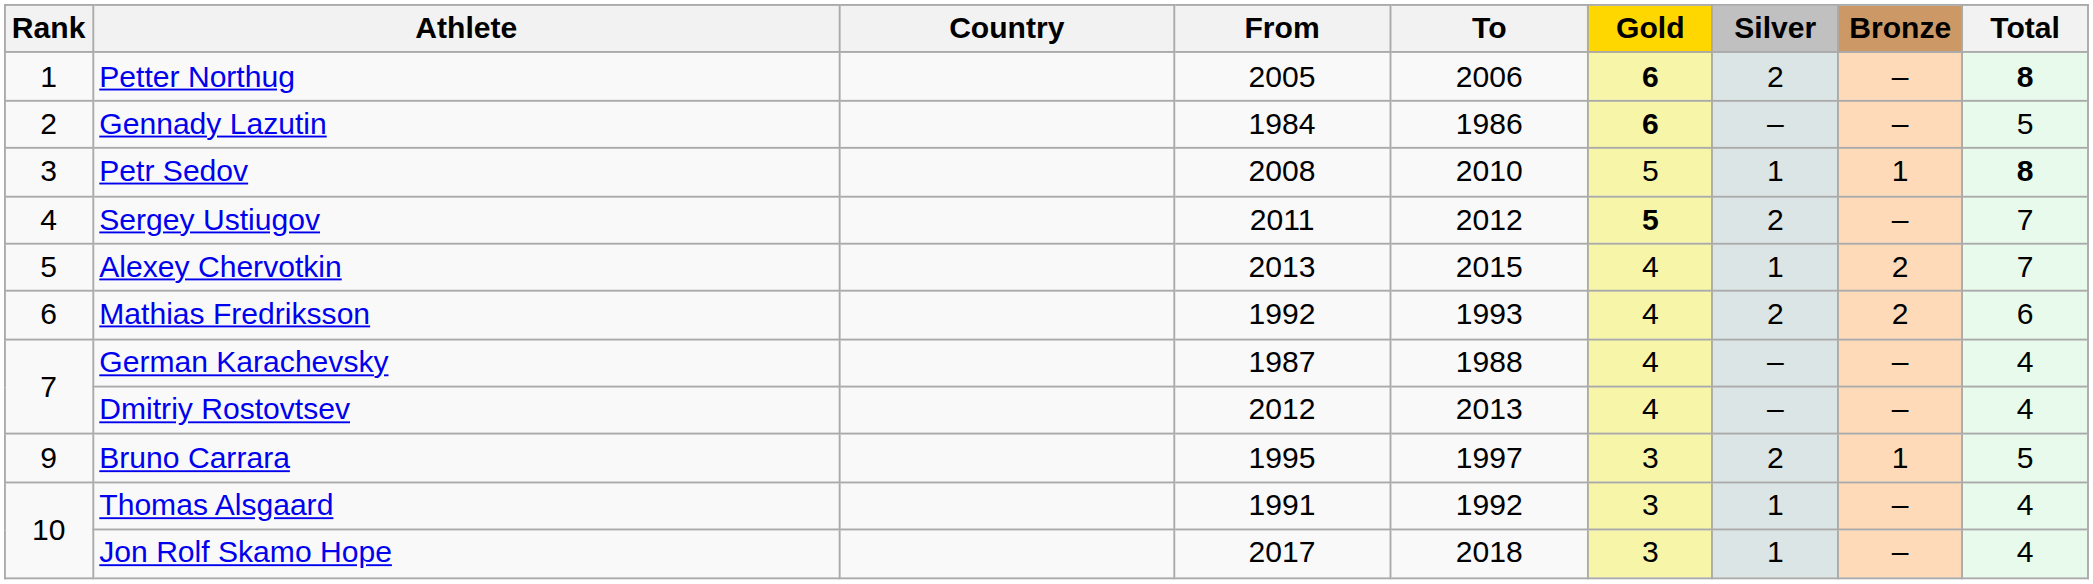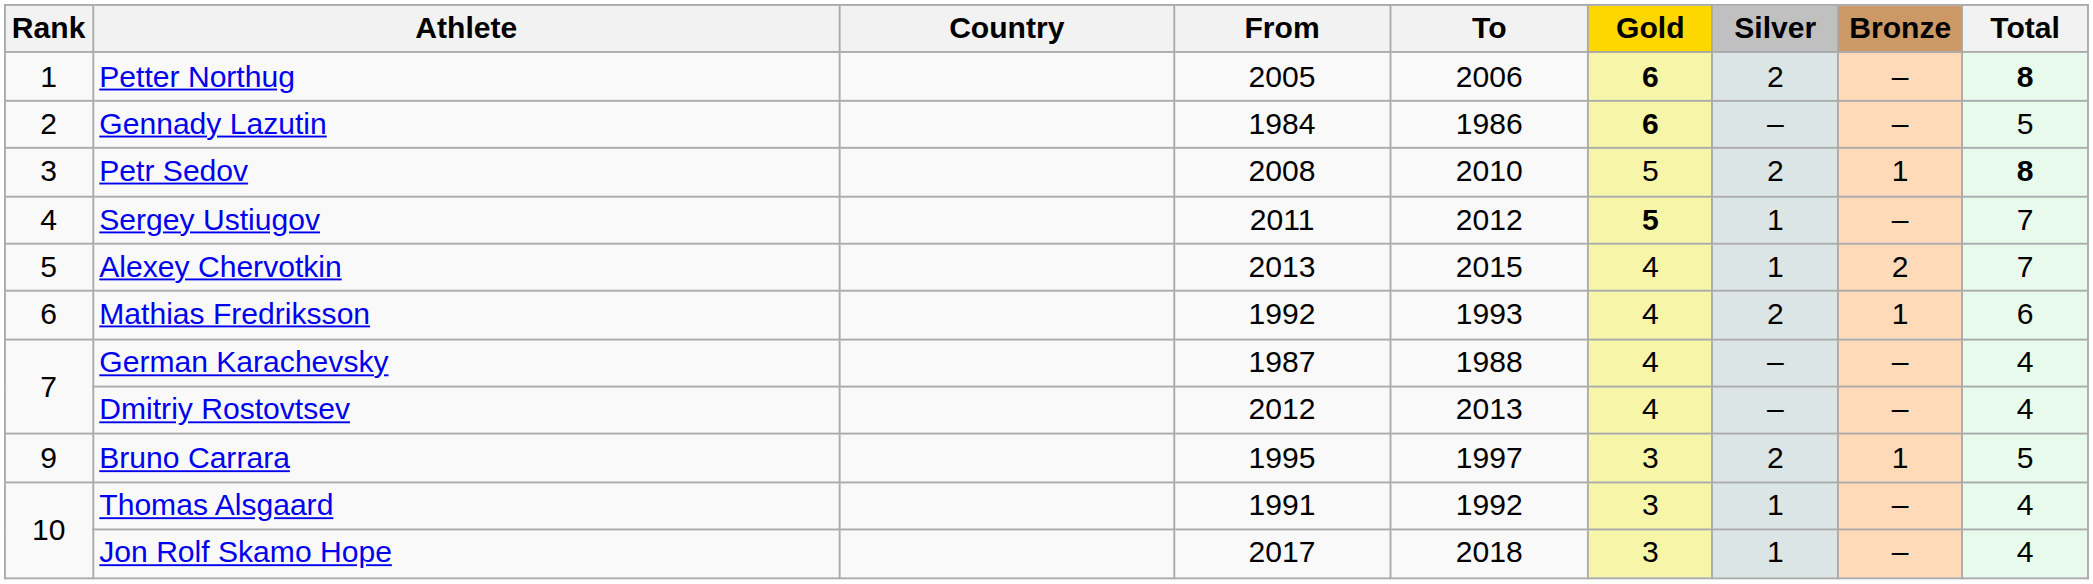(1775, 171) 1 -> (1775, 171) 2
(1775, 219) 2 -> (1775, 219) 1
(1900, 314) 2 -> (1900, 314) 1
